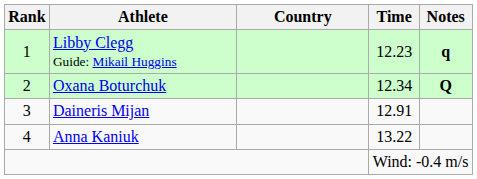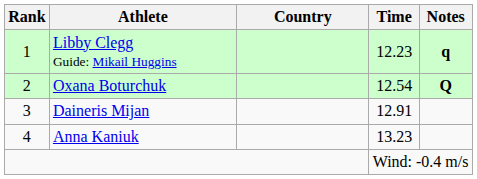(394, 85) 12.34 -> (394, 85) 12.54
(394, 136) 13.22 -> (394, 136) 13.23
